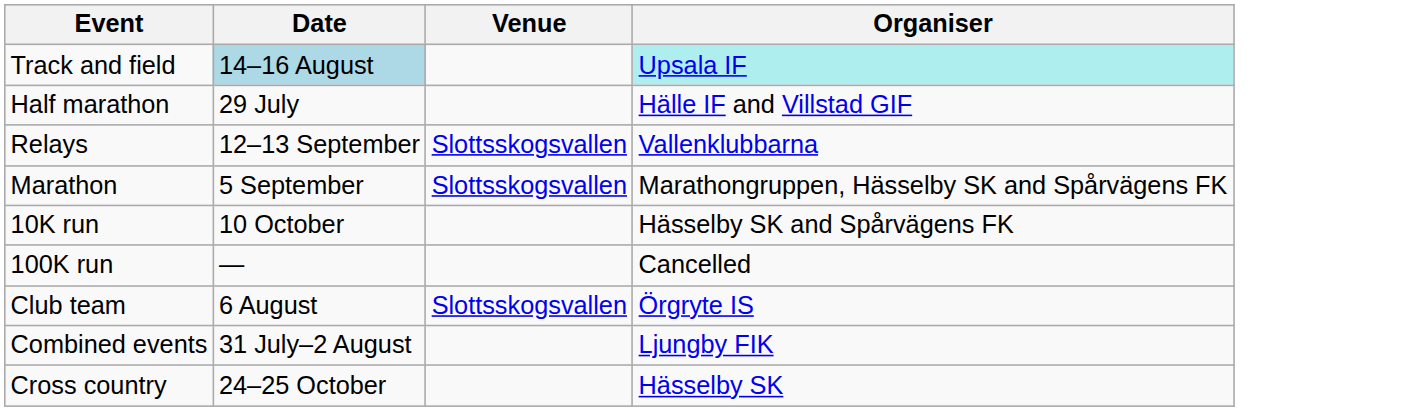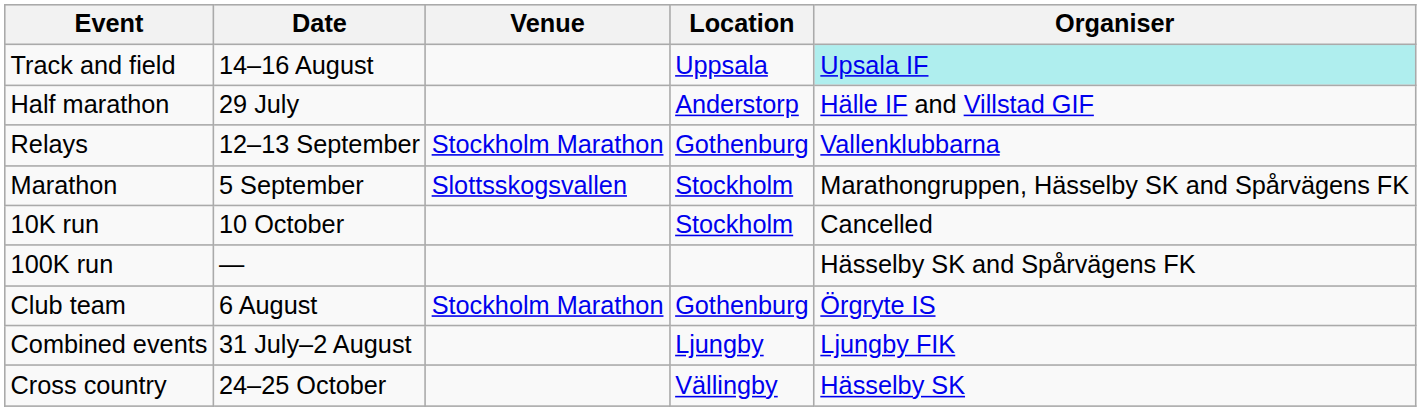+ column: (742, 24)
(296, 64) lightblue background -> (296, 64) no background
(529, 144) Slottsskogsvallen -> (548, 144) Stockholm Marathon
(826, 225) Hässelby SK and Spårvägens FK -> (877, 225) Cancelled
(695, 265) Cancelled -> (1008, 265) Hässelby SK and Spårvägens FK
(529, 305) Slottsskogsvallen -> (548, 305) Stockholm Marathon
